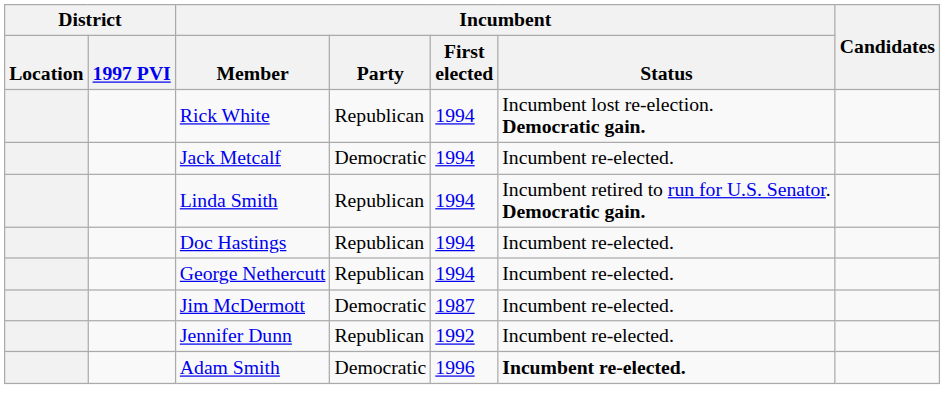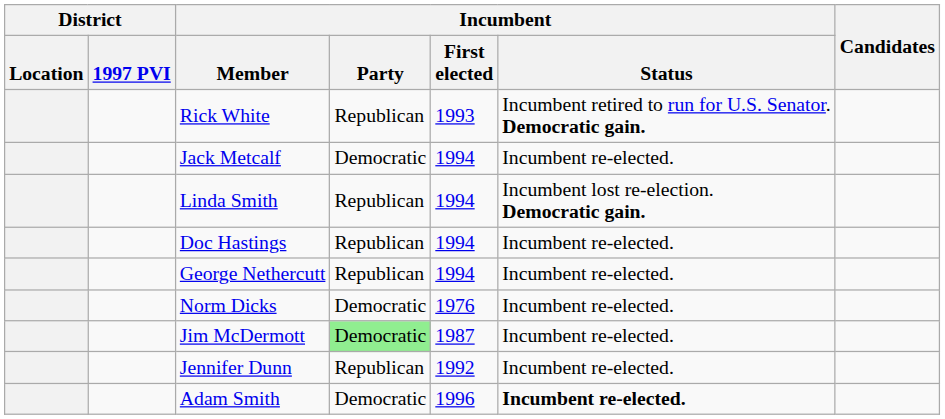(455, 115) 1994 -> (455, 115) 1993
(608, 115) Incumbent lost re-election. Democratic gain. -> (667, 115) Incumbent retired to run for U.S. Senator. Democratic gain.
(667, 200) Incumbent retired to run for U.S. Senator. Democratic gain. -> (608, 200) Incumbent lost re-election. Democratic gain.
+ row: (228, 305)
(380, 305) no background -> (380, 336) lightgreen background
